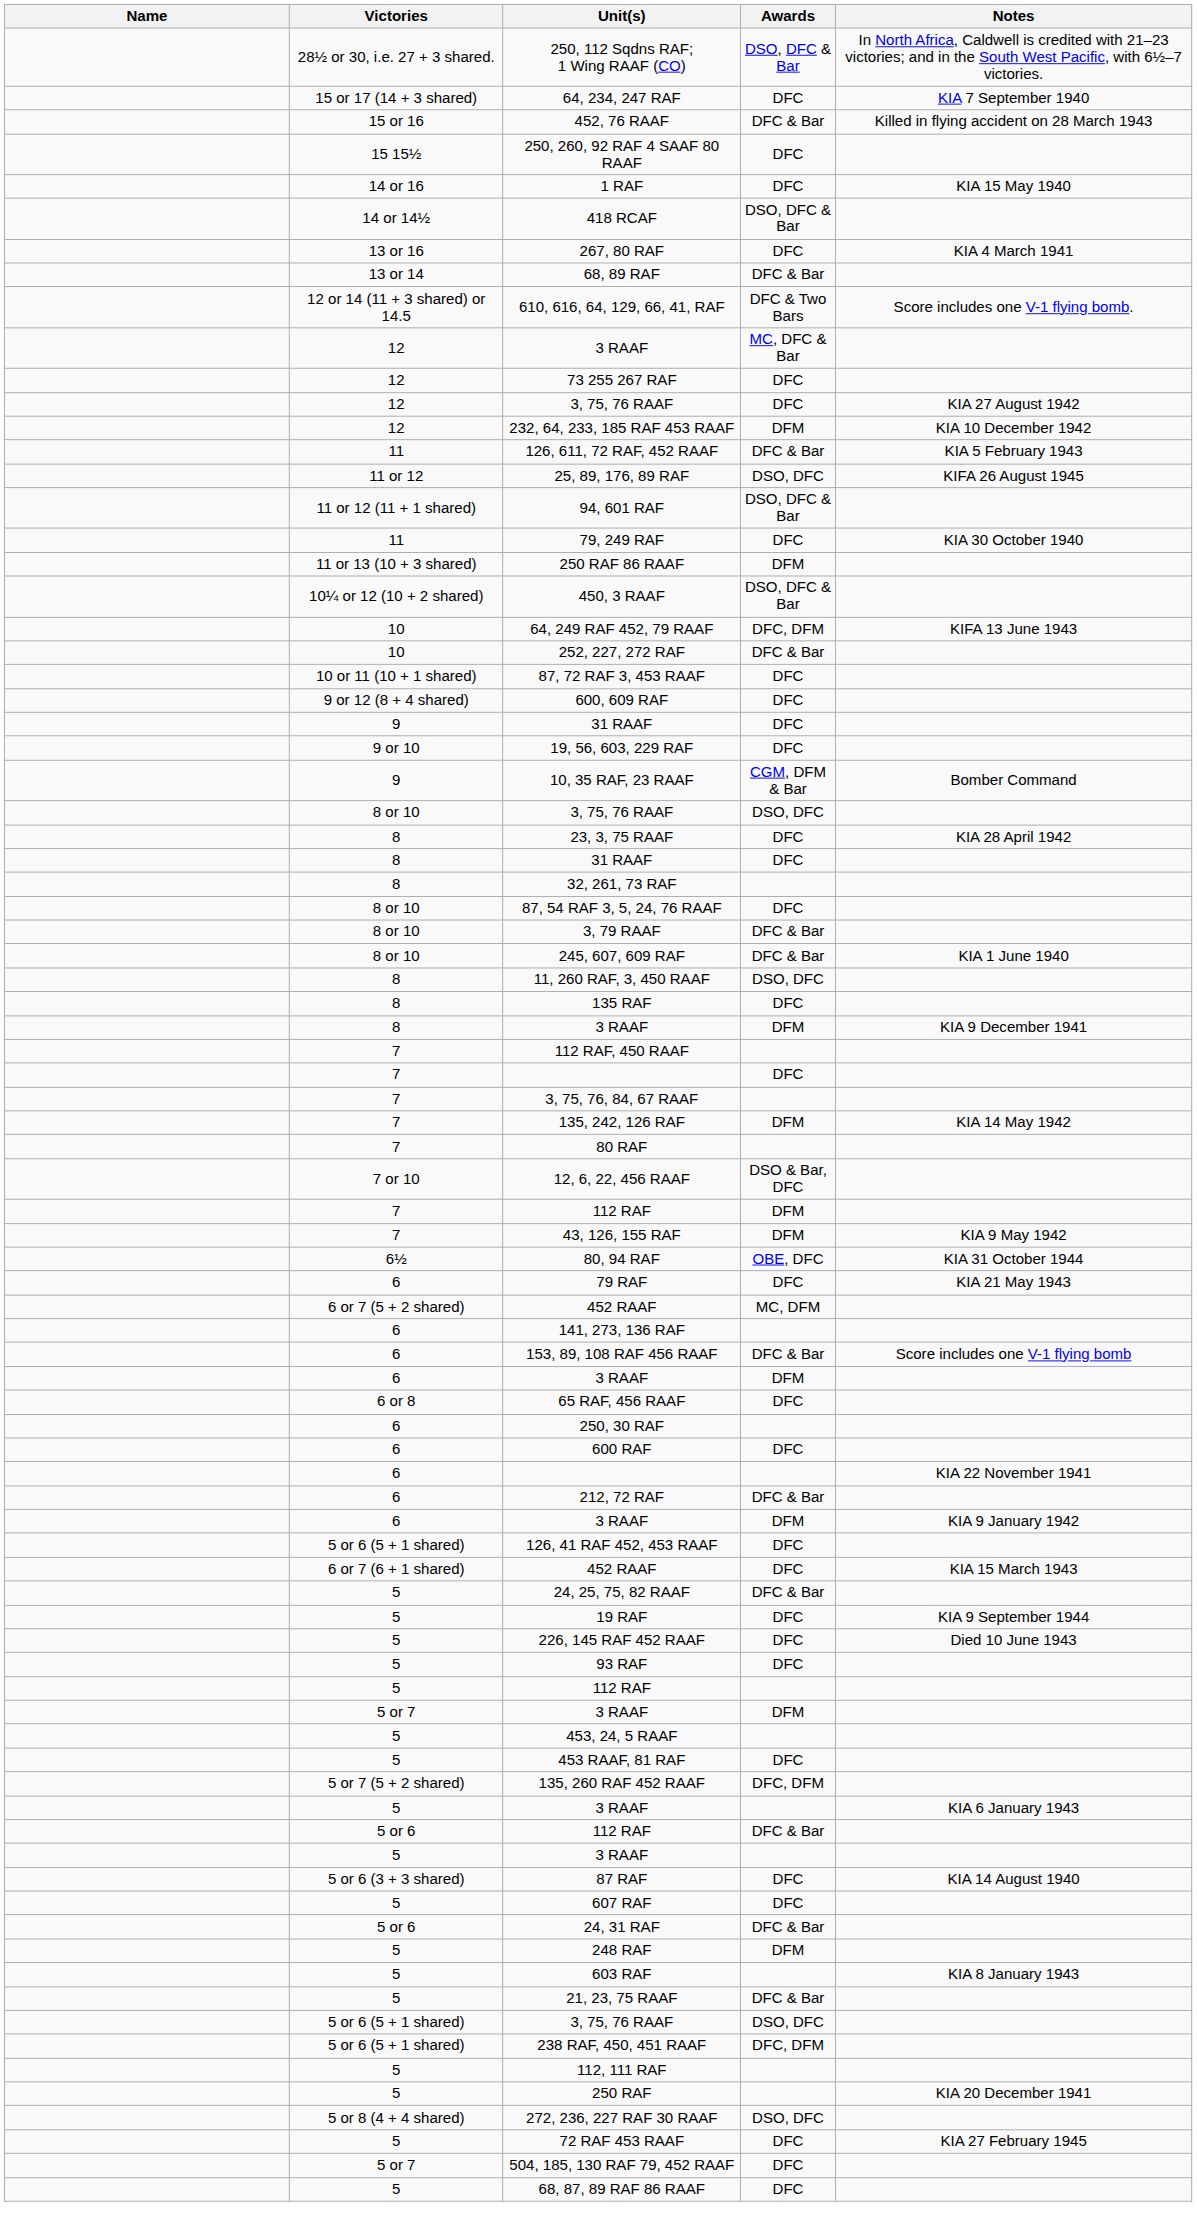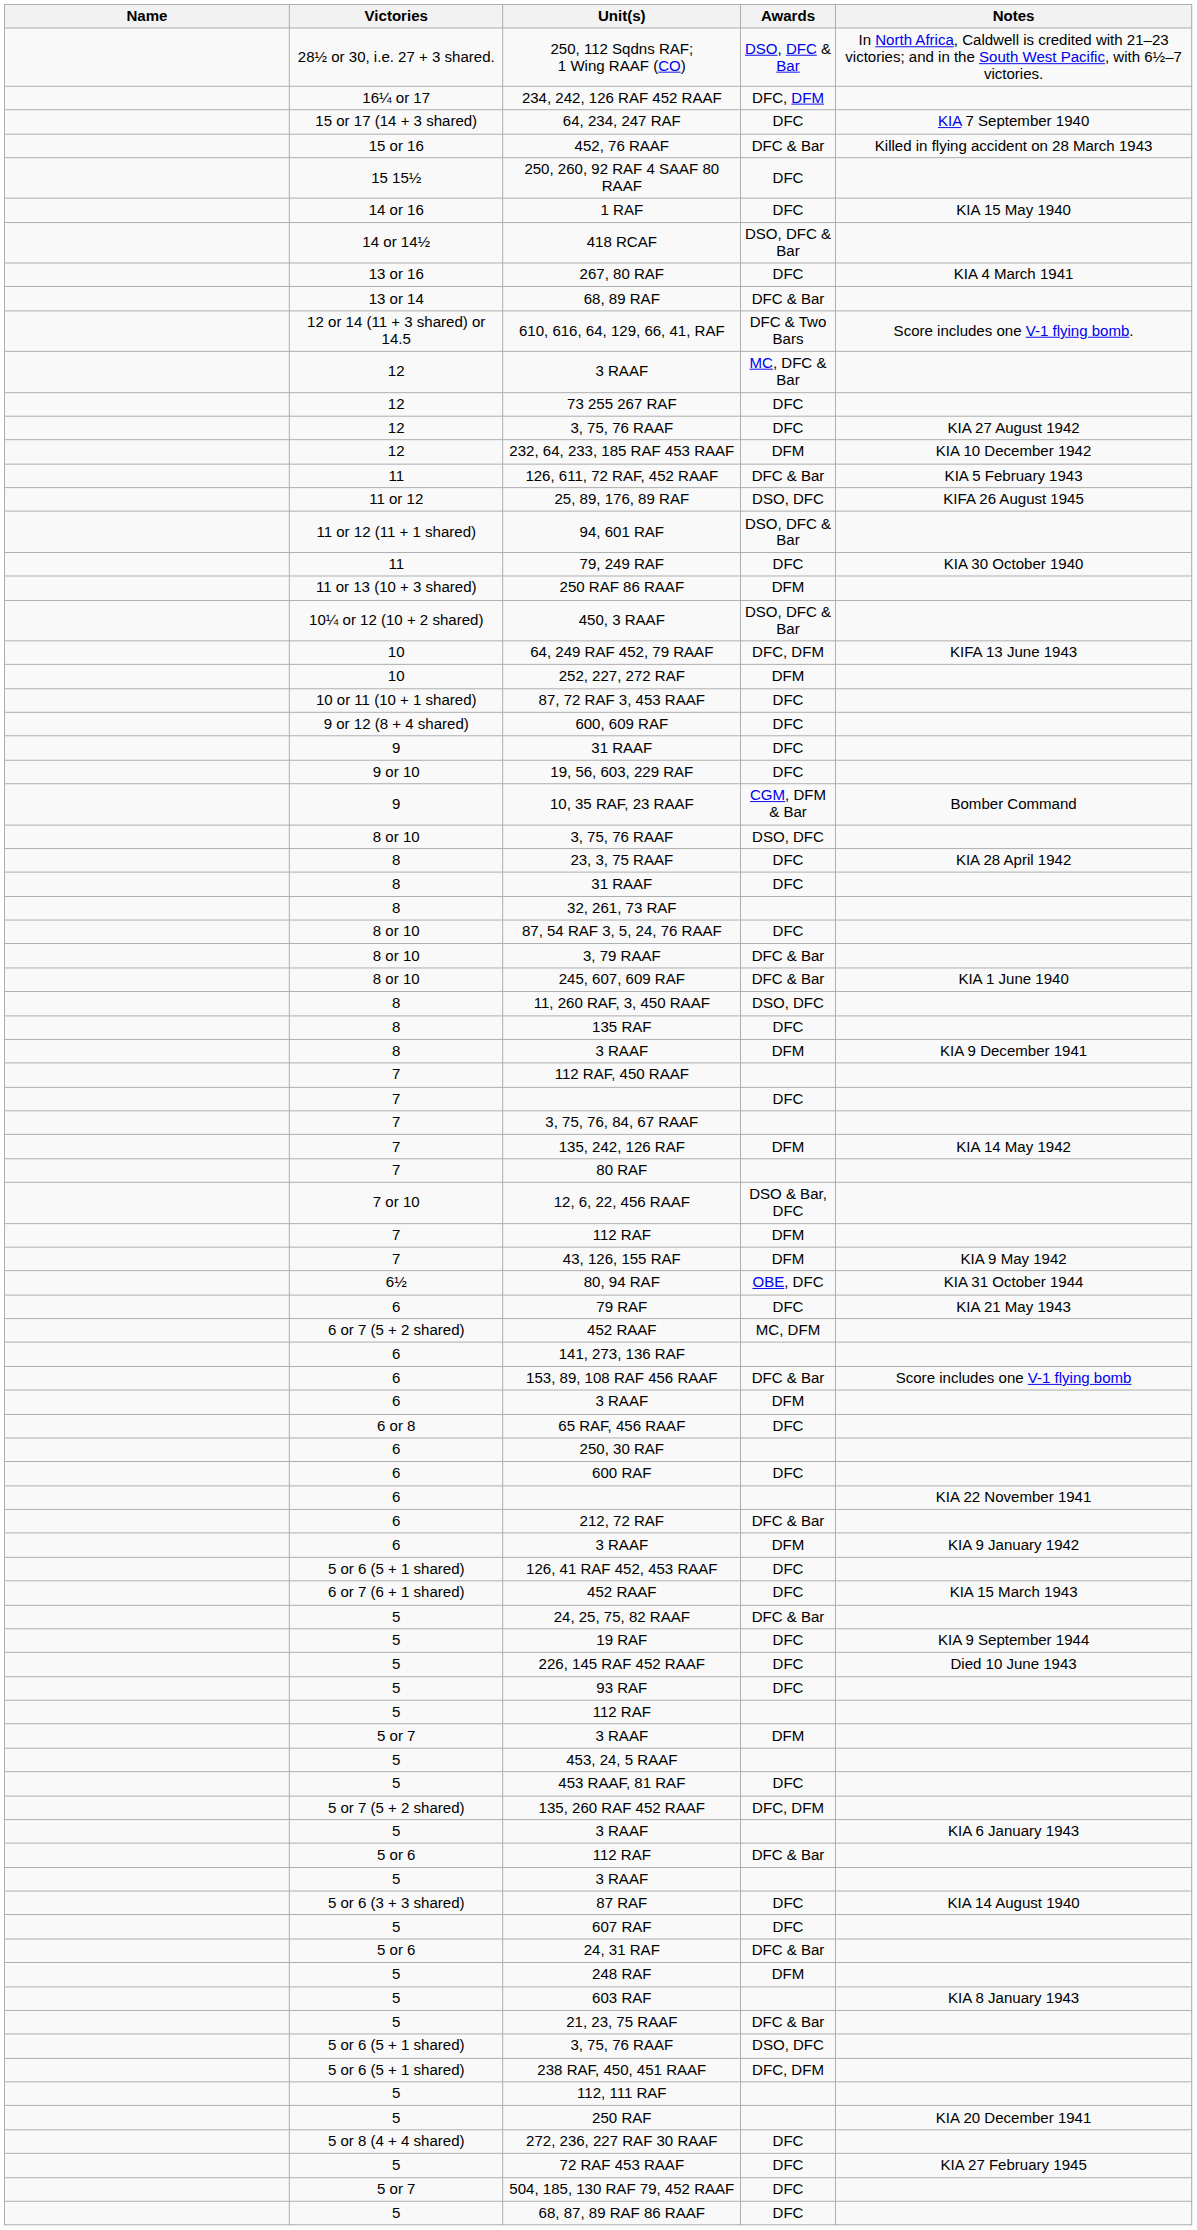+ row: (396, 97)
(788, 652) DFC & Bar -> (788, 676) DFM
(788, 2117) DSO, DFC -> (788, 2141) DFC
